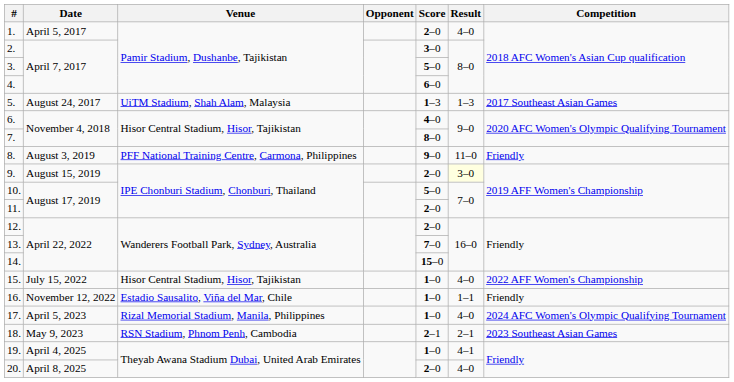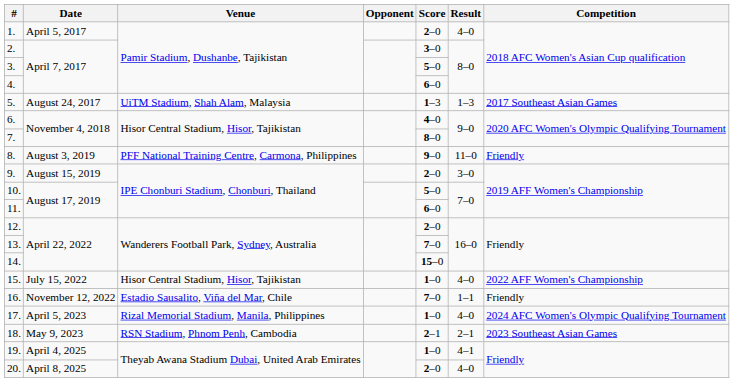(466, 173) lightyellow background -> (466, 173) no background
(432, 208) 2–0 -> (432, 208) 6–0
(432, 297) 1–0 -> (432, 297) 7–0
